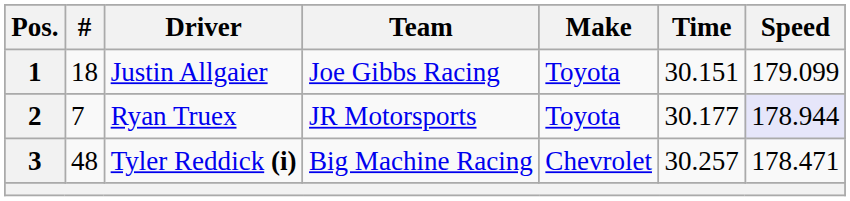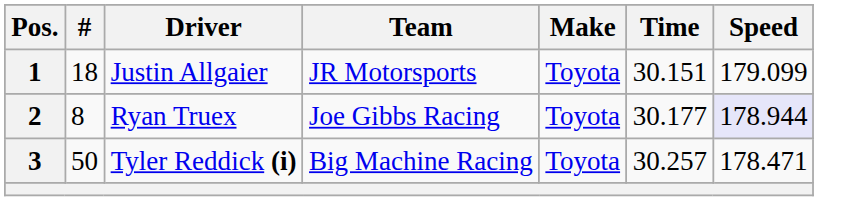(404, 71) Joe Gibbs Racing -> (393, 71) JR Motorsports
(78, 116) 7 -> (78, 116) 8
(393, 116) JR Motorsports -> (404, 116) Joe Gibbs Racing
(85, 160) 48 -> (85, 160) 50
(599, 160) Chevrolet -> (583, 160) Toyota
